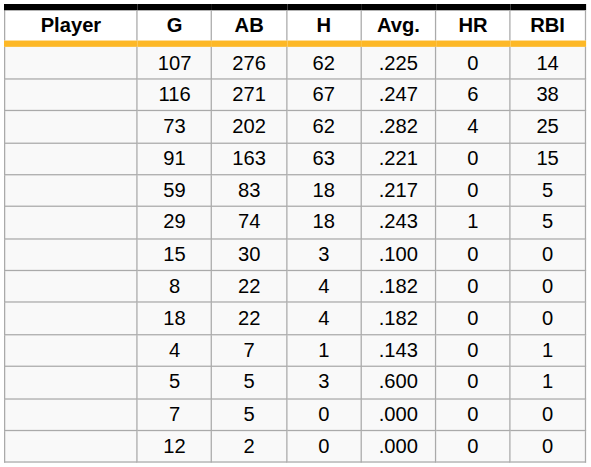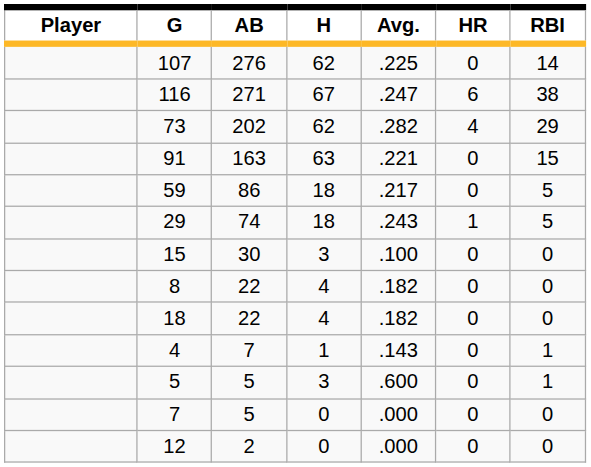(548, 126) 25 -> (548, 126) 29
(249, 190) 83 -> (249, 190) 86
